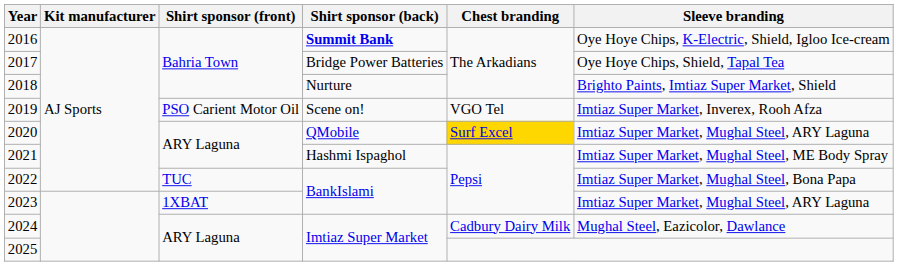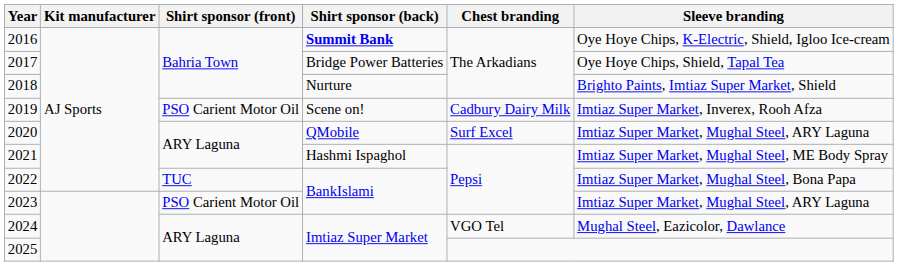(477, 109) VGO Tel -> (510, 109) Cadbury Dairy Milk
(481, 132) gold background -> (481, 132) no background
(185, 202) 1XBAT -> (231, 202) PSO Carient Motor Oil
(510, 226) Cadbury Dairy Milk -> (477, 226) VGO Tel
